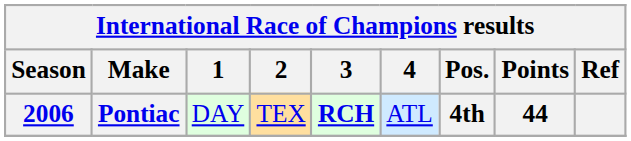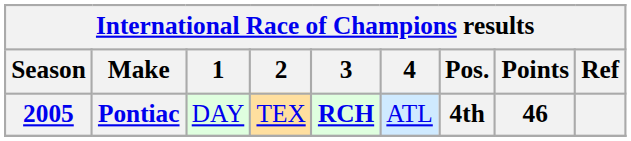(48, 114) 2006 -> (48, 114) 2005
(535, 114) 44 -> (535, 114) 46
